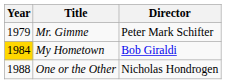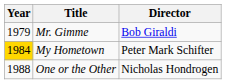(167, 32) Peter Mark Schifter -> (149, 32) Bob Giraldi
(149, 50) Bob Giraldi -> (167, 50) Peter Mark Schifter
